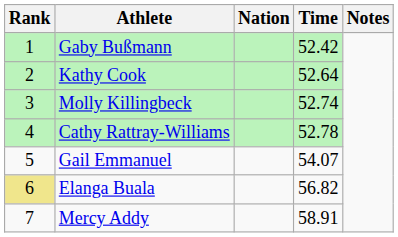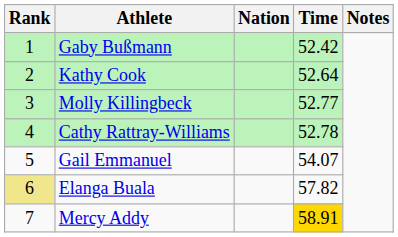(318, 103) 52.74 -> (318, 103) 52.77
(318, 189) 56.82 -> (318, 189) 57.82
(318, 217) no background -> (318, 217) gold background
